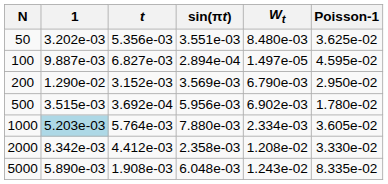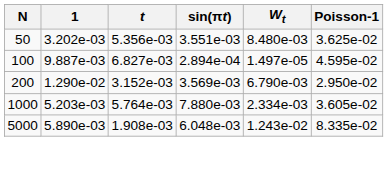- row: (23, 104)
(75, 125) lightblue background -> (75, 104) no background
- row: (23, 147)
